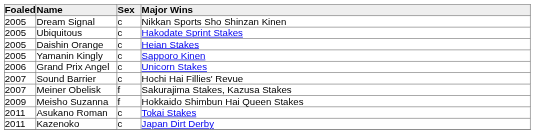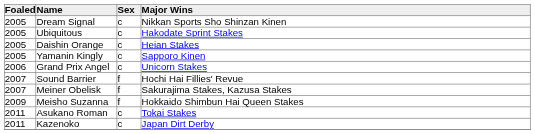(120, 78) c -> (119, 78) f
